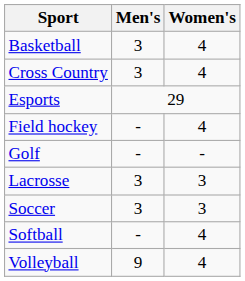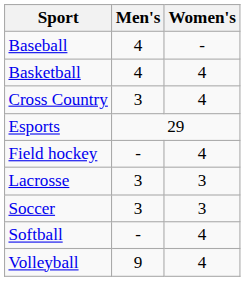+ row: (38, 45)
(138, 45) 3 -> (138, 72) 4
- row: (24, 153)
